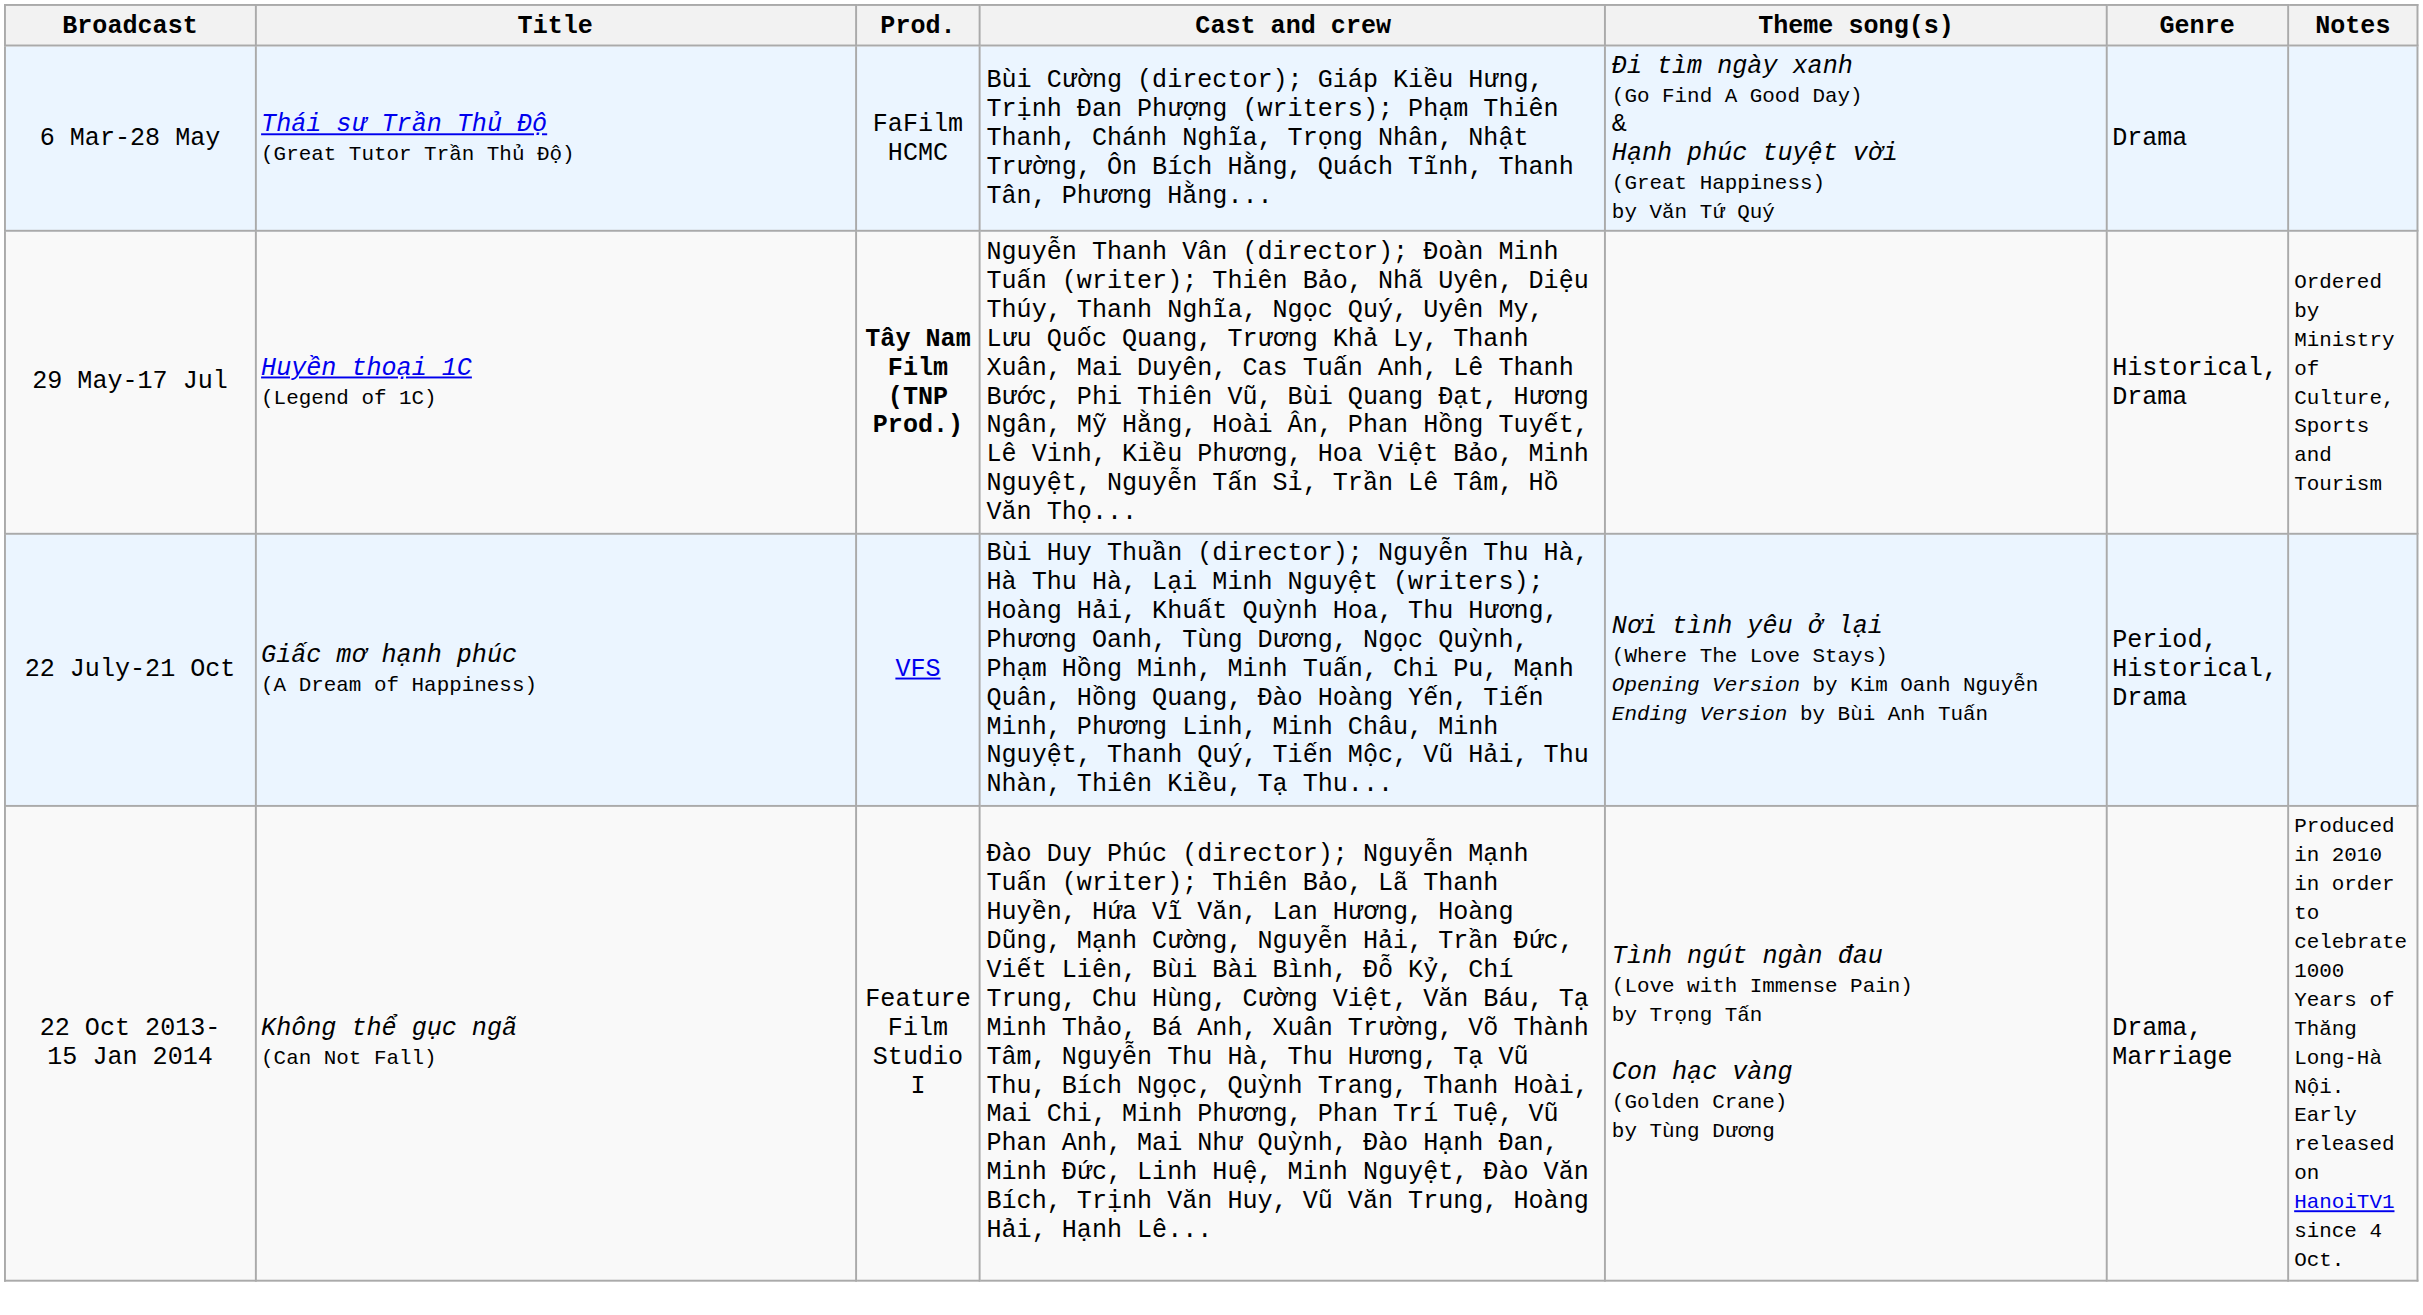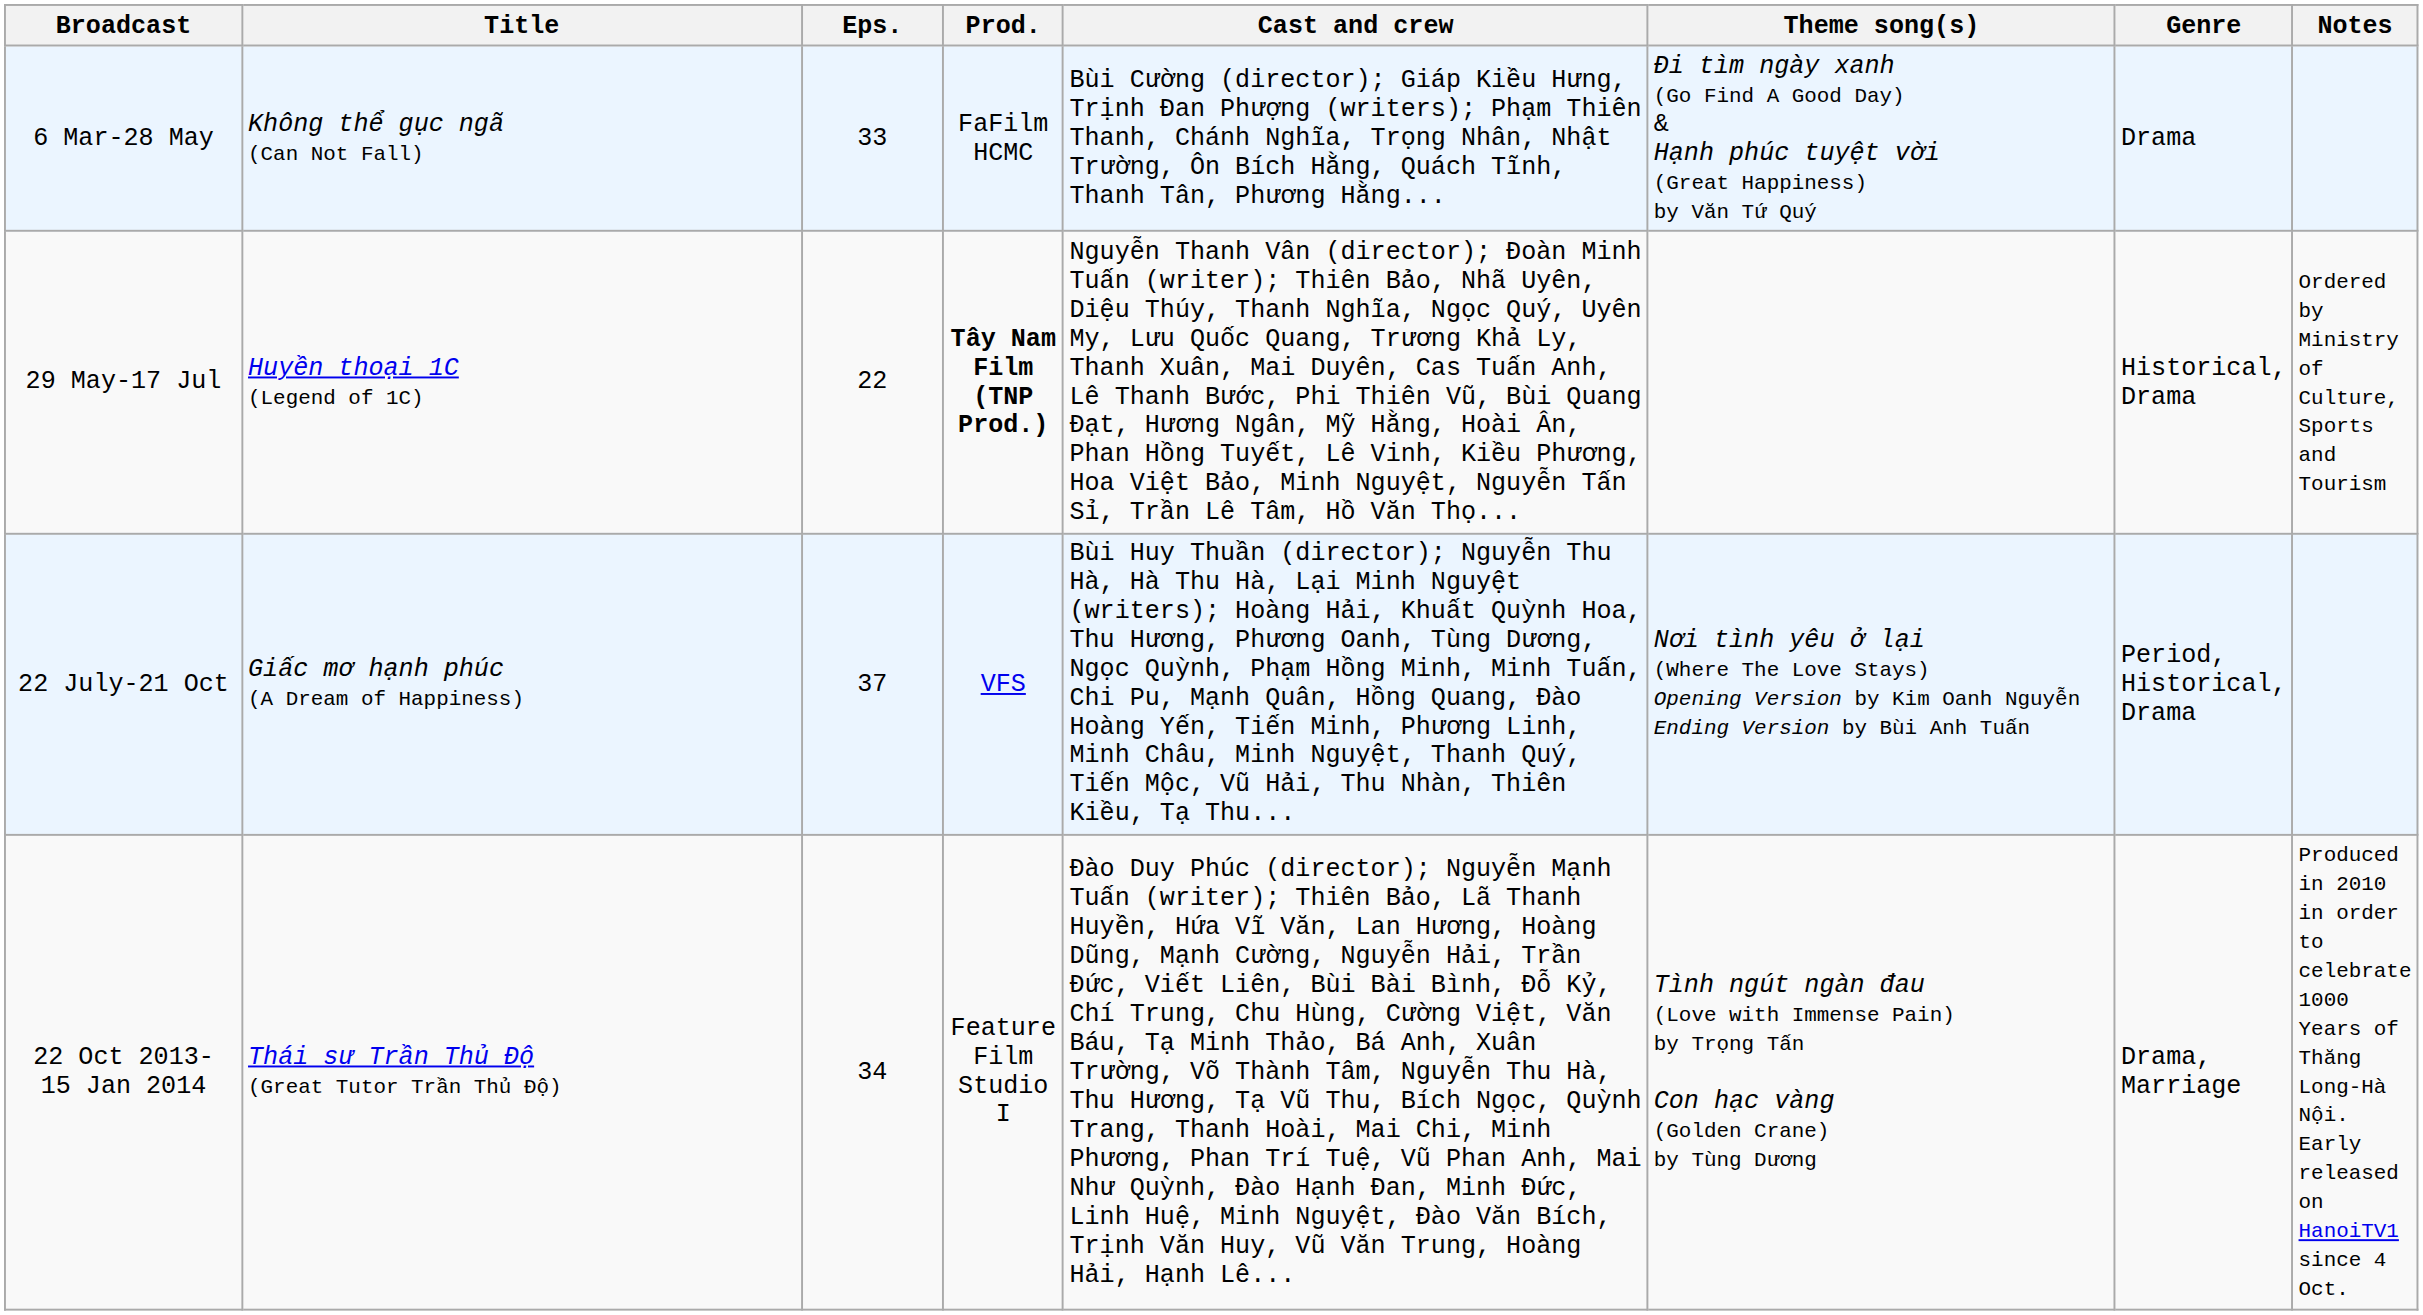+ column: (872, 25)
(418, 138) Thái sư Trần Thủ Độ (Great Tutor Trần Thủ Độ) -> (376, 138) Không thể gục ngã (Can Not Fall)
(389, 1042) Không thể gục ngã (Can Not Fall) -> (405, 1071) Thái sư Trần Thủ Độ (Great Tutor Trần Thủ Độ)
